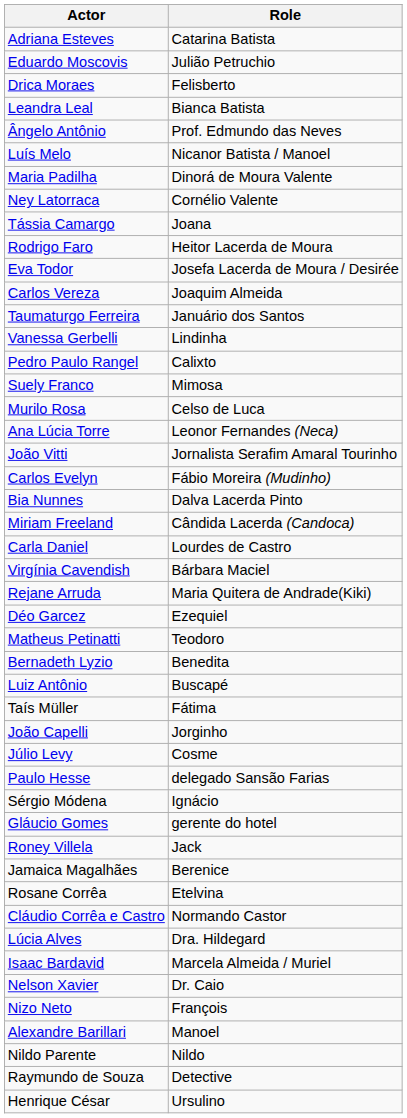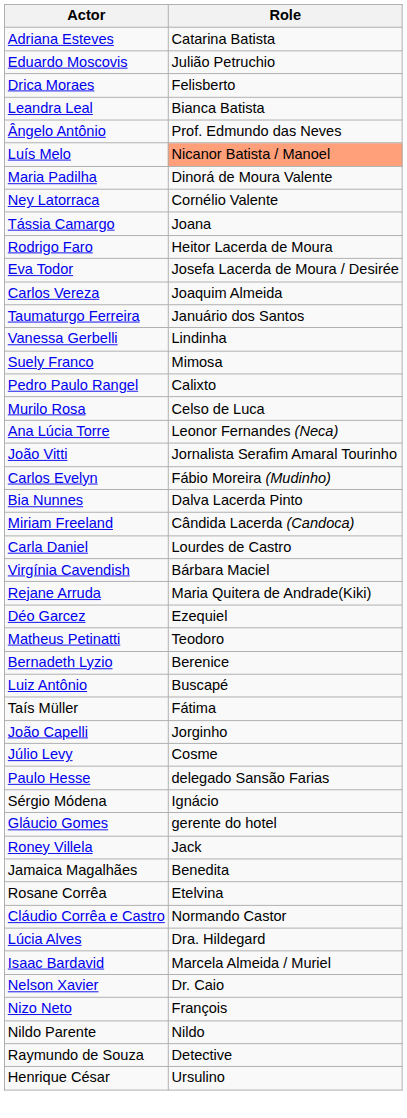(251, 154) no background -> (251, 154) lightsalmon background
rows swapped: (73, 362) <-> (51, 385)
(200, 662) Benedita -> (200, 662) Berenice
(200, 870) Berenice -> (200, 870) Benedita
- row: (67, 1032)
